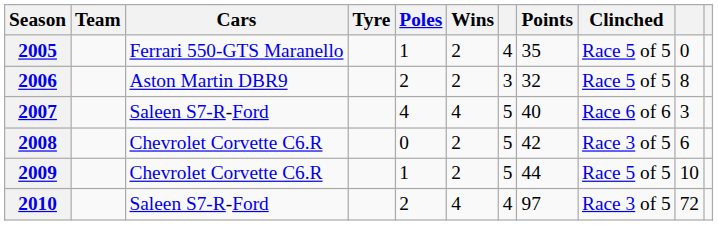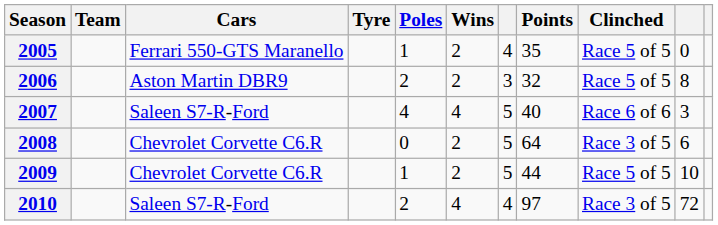(531, 142) 42 -> (531, 142) 64
